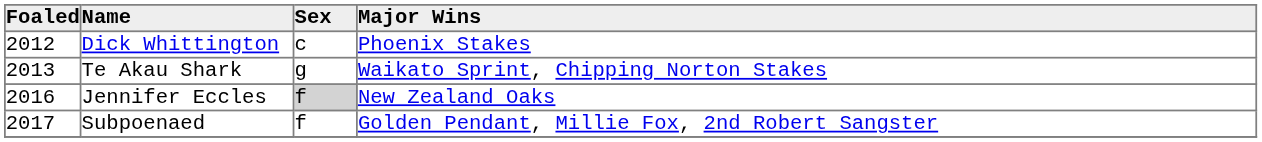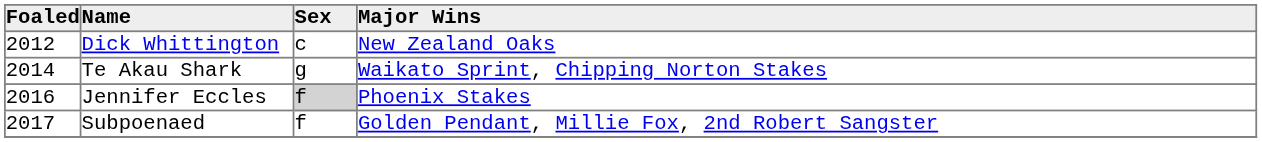(444, 44) Phoenix Stakes -> (457, 44) New Zealand Oaks
(30, 71) 2013 -> (30, 71) 2014
(457, 97) New Zealand Oaks -> (444, 97) Phoenix Stakes
